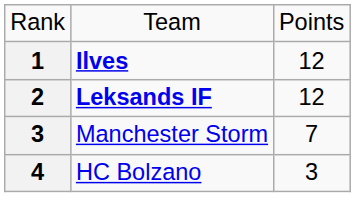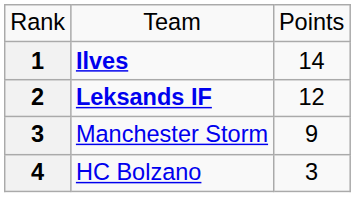(312, 60) 12 -> (312, 60) 14
(312, 135) 7 -> (312, 135) 9
